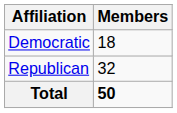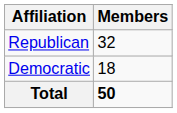rows swapped: (49, 68) <-> (49, 42)
